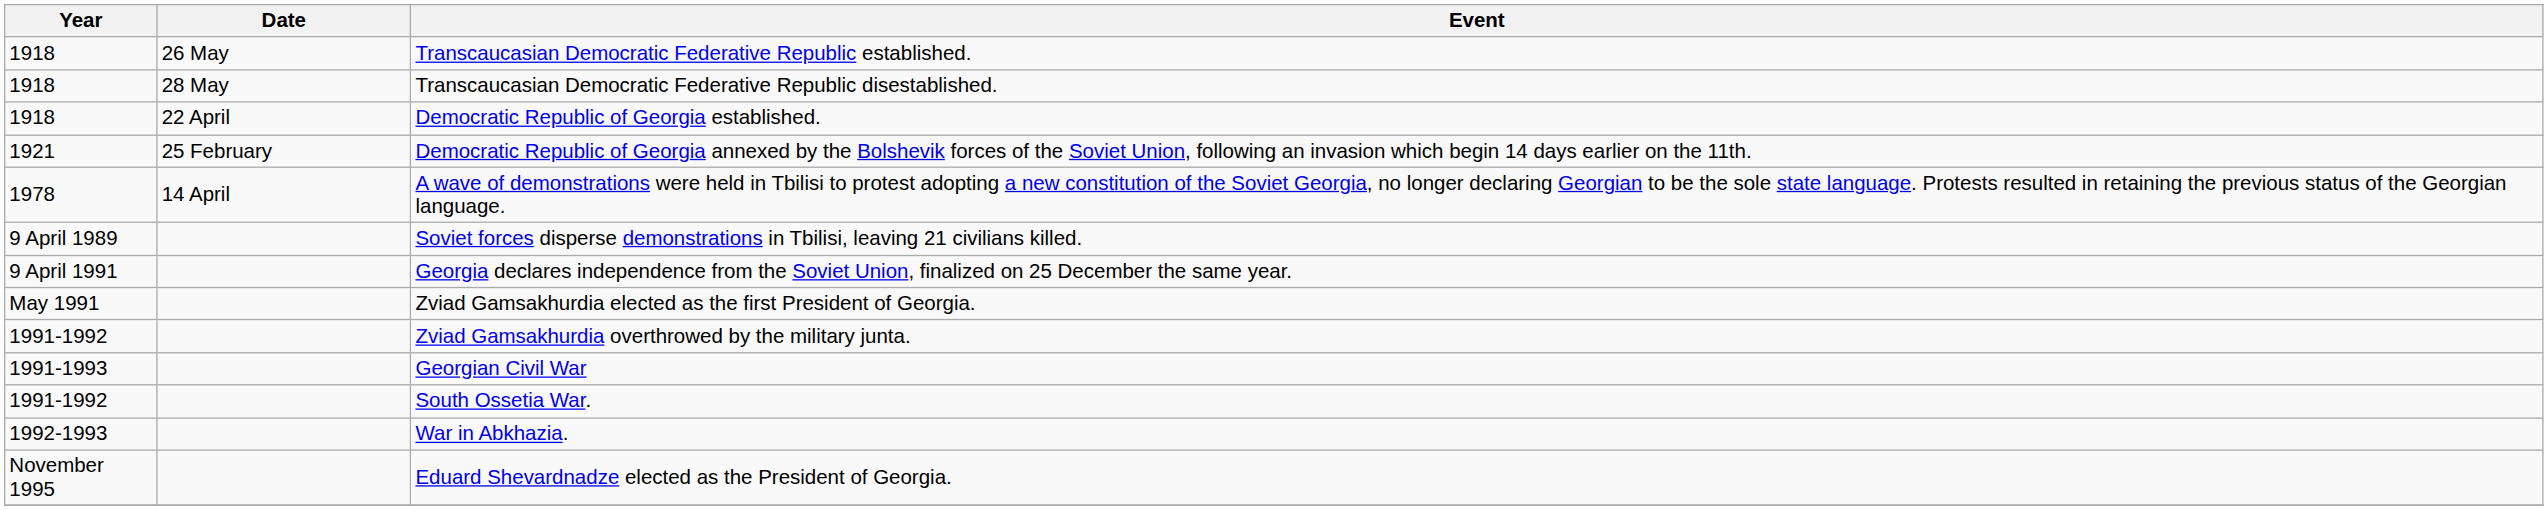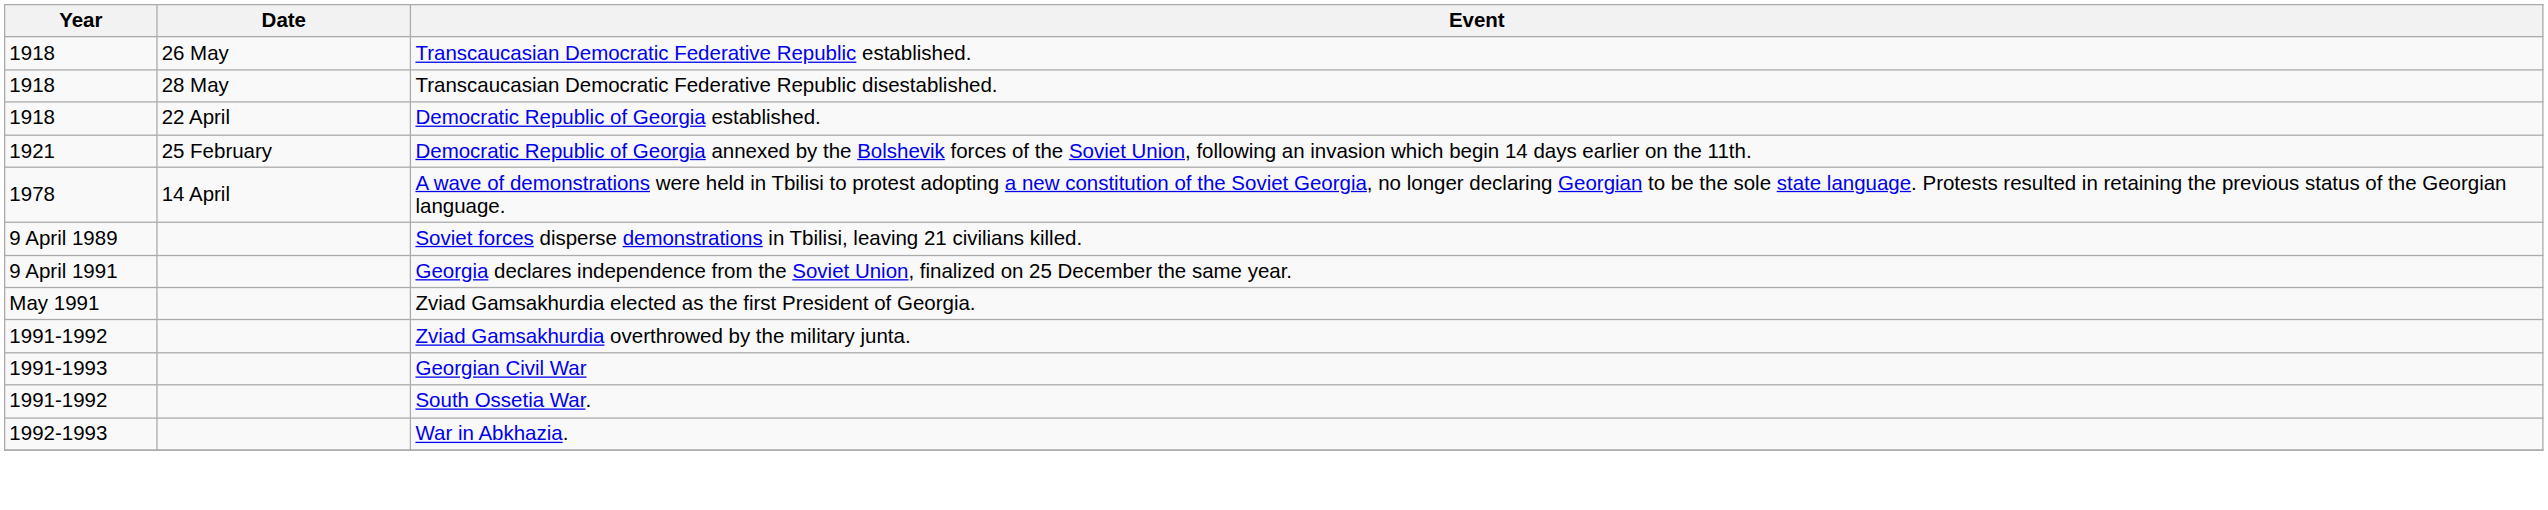- row: (684, 477)
